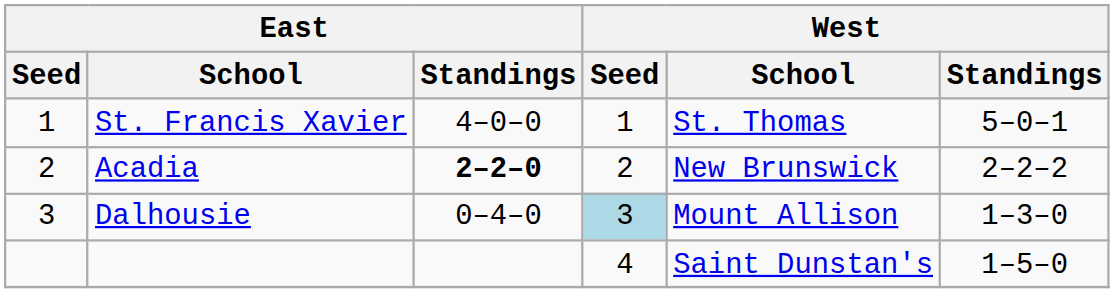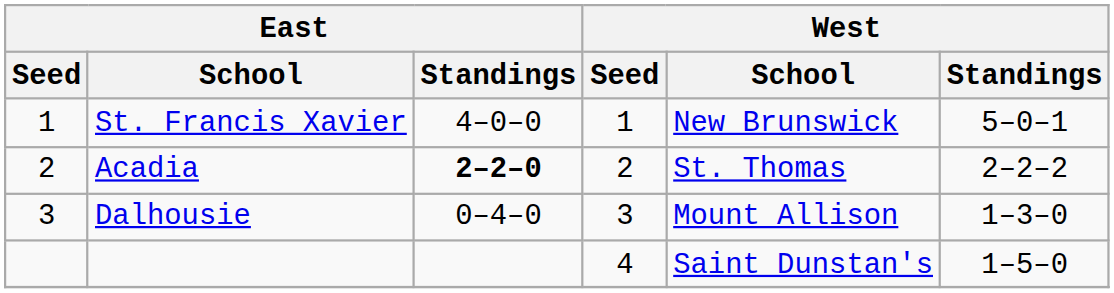(760, 123) St. Thomas -> (786, 123) New Brunswick
(786, 170) New Brunswick -> (760, 170) St. Thomas
(625, 217) lightblue background -> (625, 217) no background
